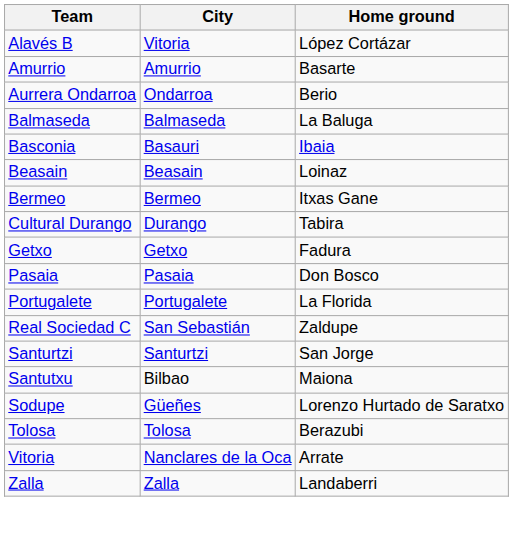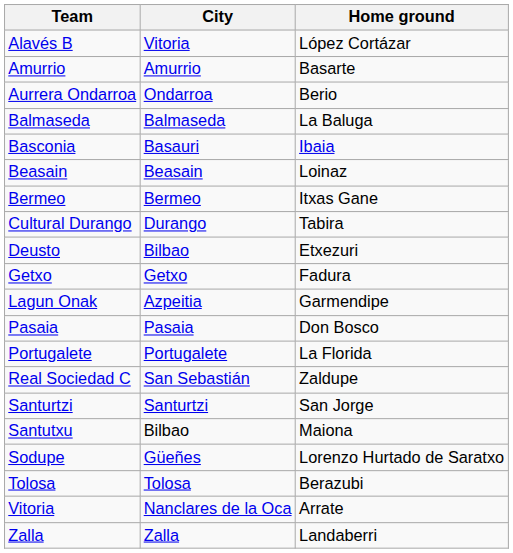+ row: (34, 250)
+ row: (53, 302)
